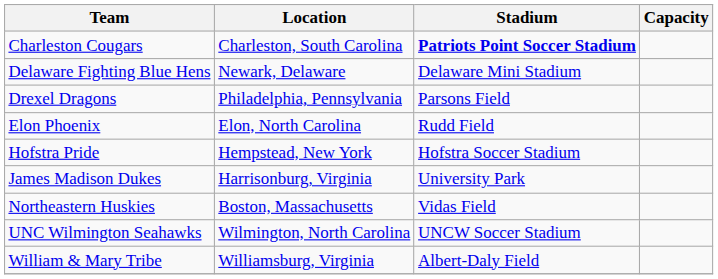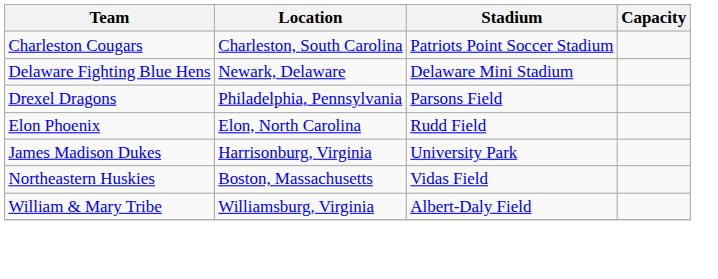(527, 44) bold -> (512, 44) normal
- row: (54, 152)
- row: (105, 233)
